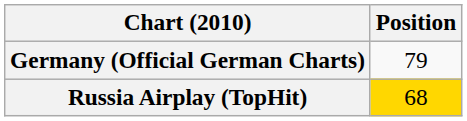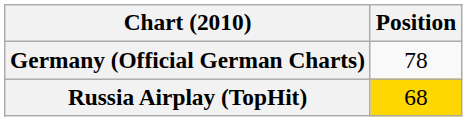(416, 60) 79 -> (416, 60) 78
